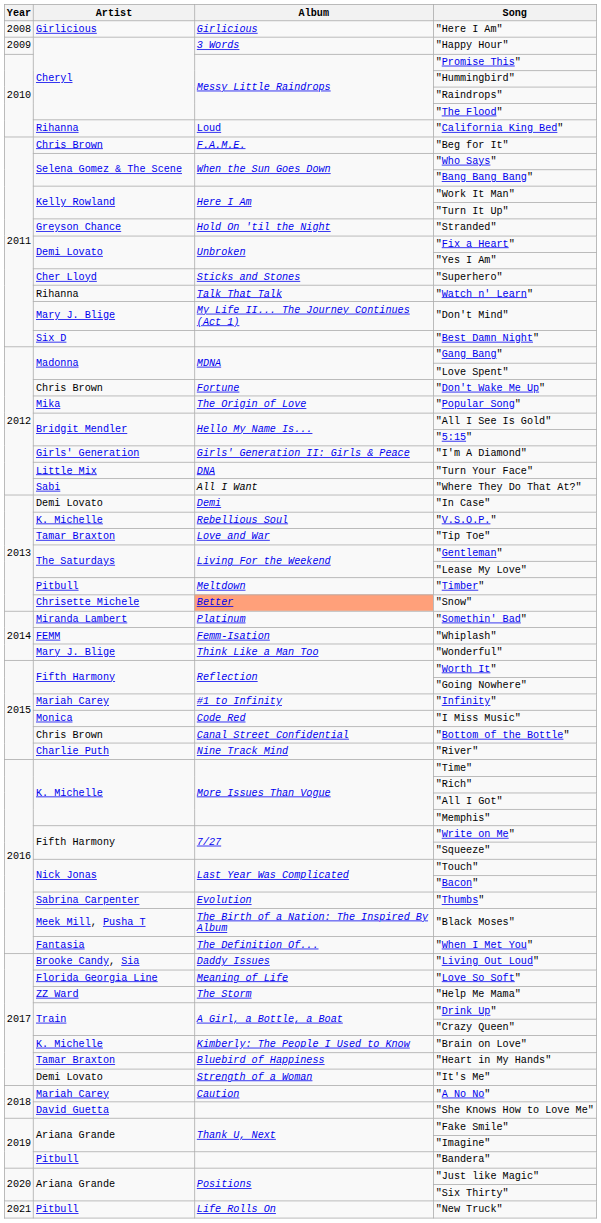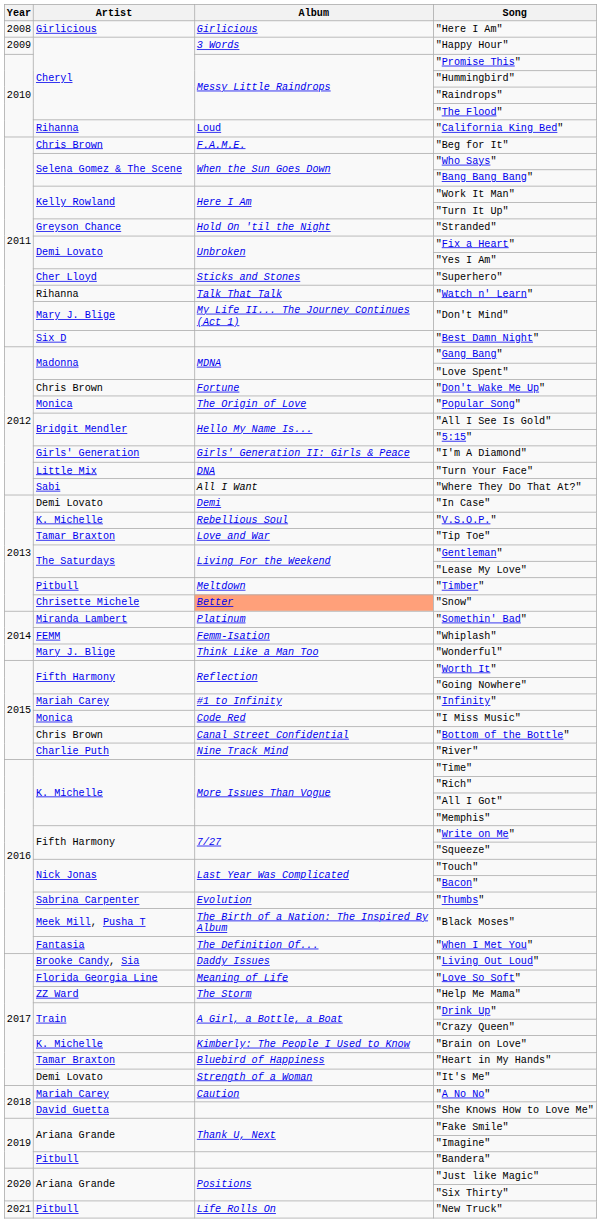(48, 404) Mika -> (54, 404) Monica
